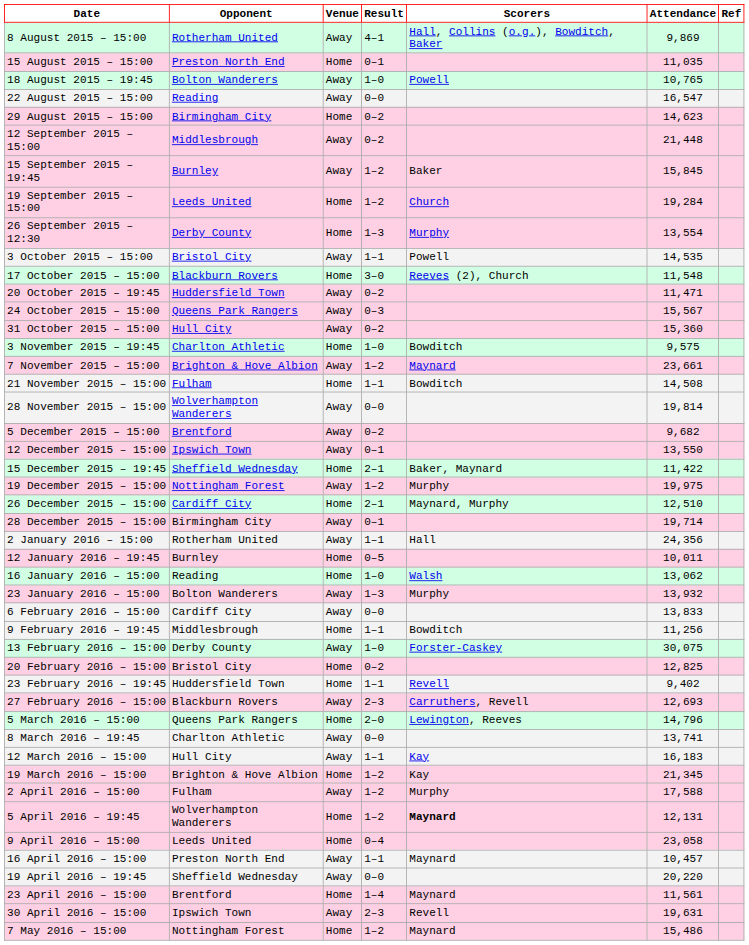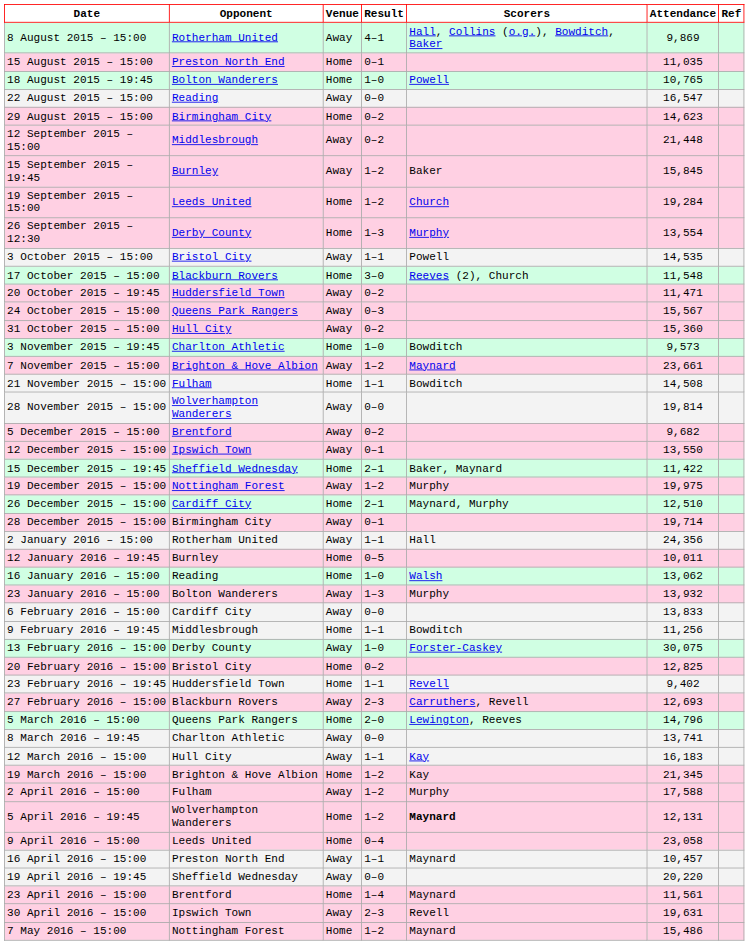(339, 80) Away -> (339, 80) Home
(683, 347) 9,575 -> (683, 347) 9,573
